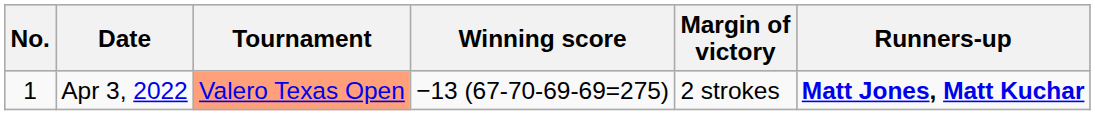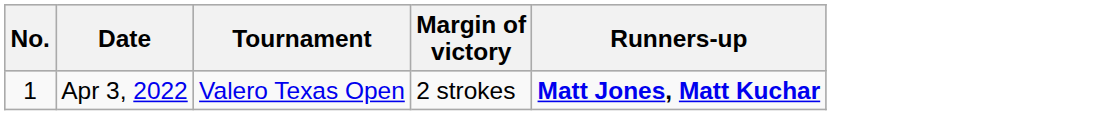- column: (543, 38)
(302, 90) lightsalmon background -> (302, 90) no background
